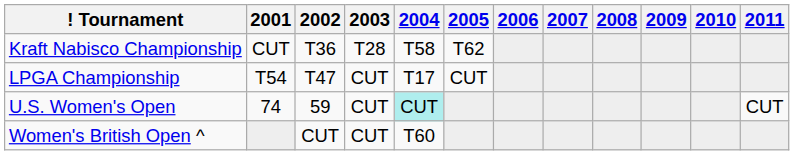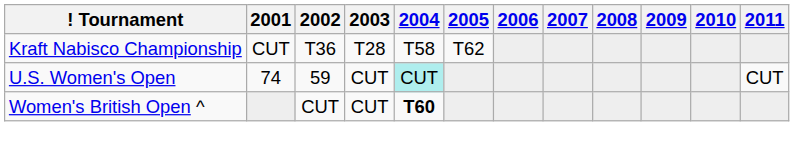- row: (94, 78)
(419, 136) normal -> (419, 107) bold
